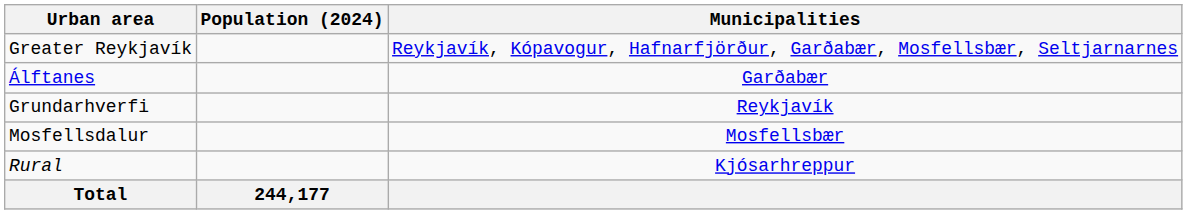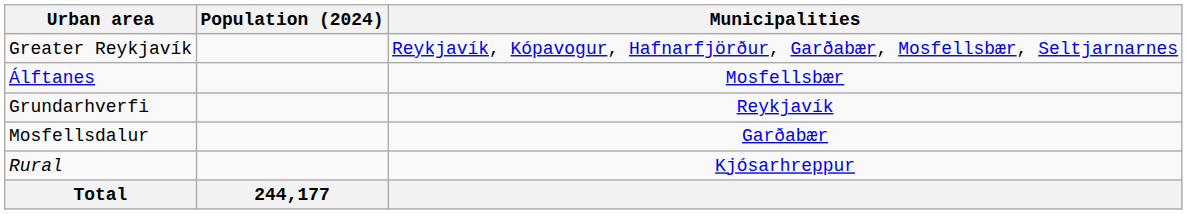(785, 78) Garðabær -> (785, 78) Mosfellsbær
(785, 136) Mosfellsbær -> (785, 136) Garðabær
